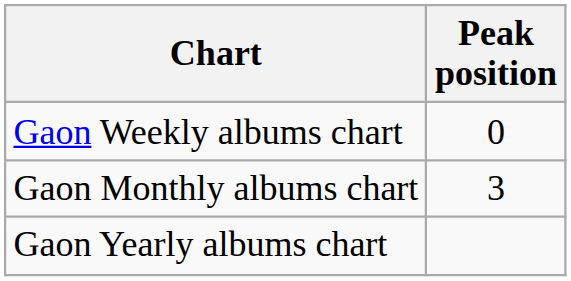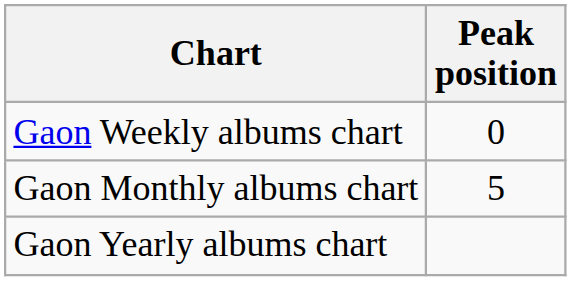(496, 187) 3 -> (496, 187) 5
